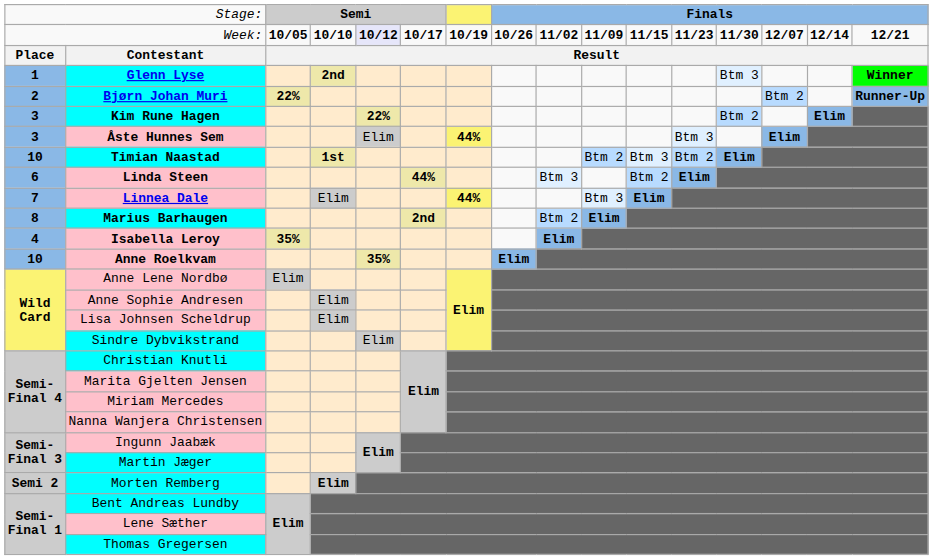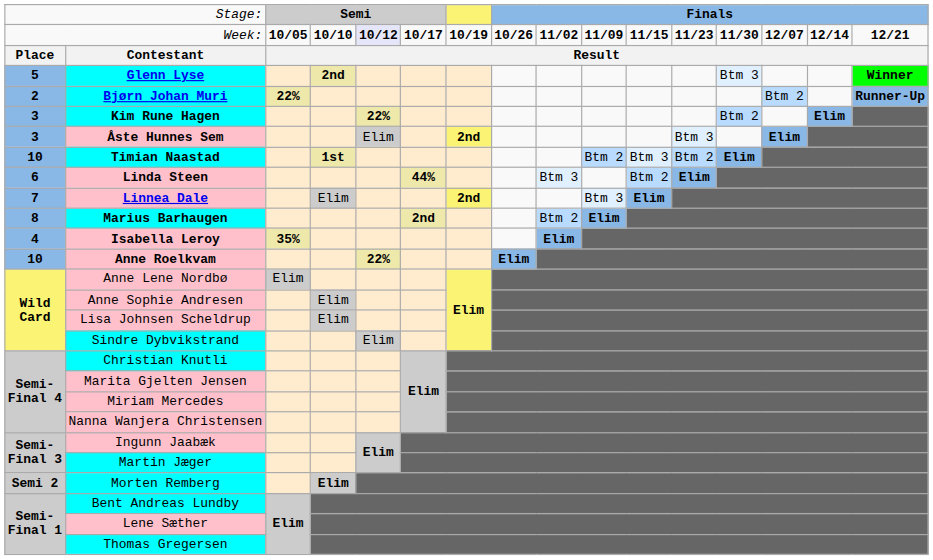(35, 76) 1 -> (35, 76) 5
(469, 137) 44% -> (469, 137) 2nd
(469, 198) 44% -> (469, 198) 2nd
(378, 259) 35% -> (378, 259) 22%
